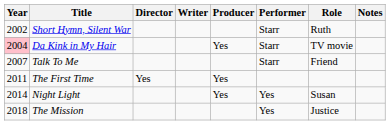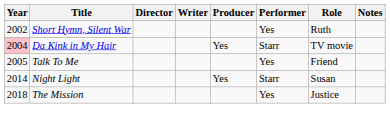(269, 29) Starr -> (267, 29) Yes
(17, 62) 2007 -> (17, 62) 2005
(269, 62) Starr -> (267, 62) Yes
- row: (63, 78)
(267, 95) Yes -> (269, 78) Starr
